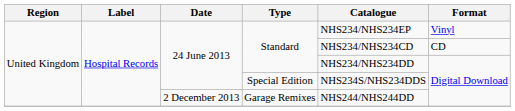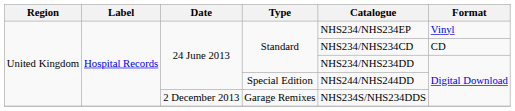(373, 81) NHS234S/NHS234DDS -> (367, 81) NHS244/NHS244DD
(367, 98) NHS244/NHS244DD -> (373, 98) NHS234S/NHS234DDS
